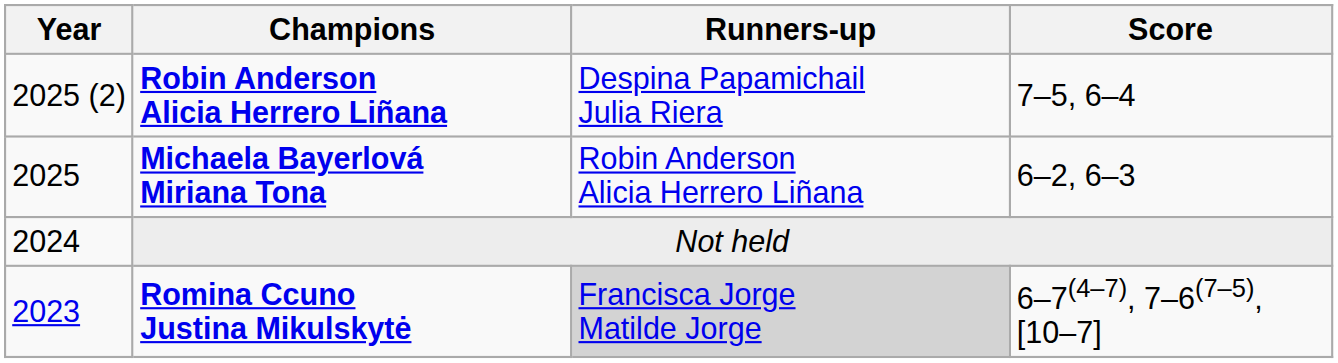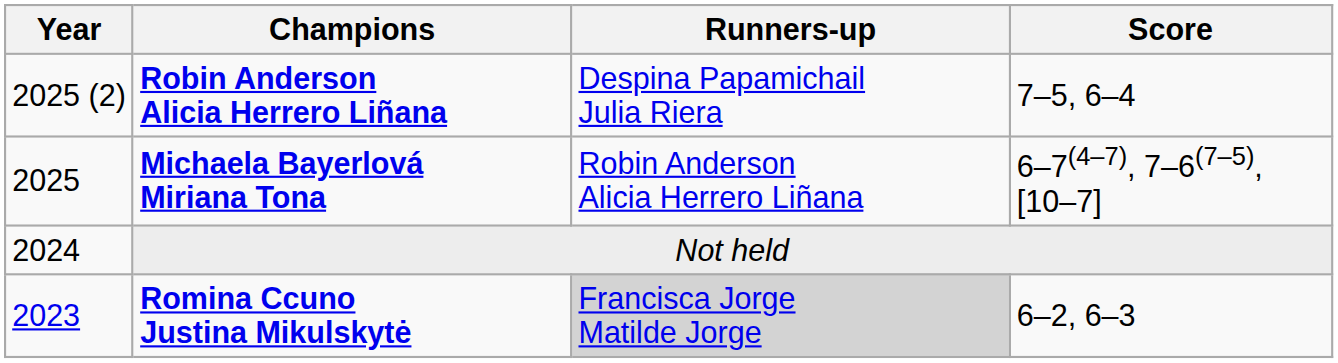(1076, 177) 6–2, 6–3 -> (1140, 181) 6–7(4–7), 7–6(7–5), [10–7]
(1140, 311) 6–7(4–7), 7–6(7–5), [10–7] -> (1076, 315) 6–2, 6–3
